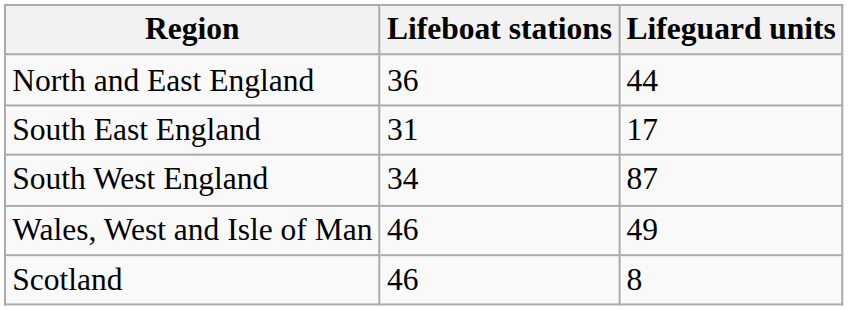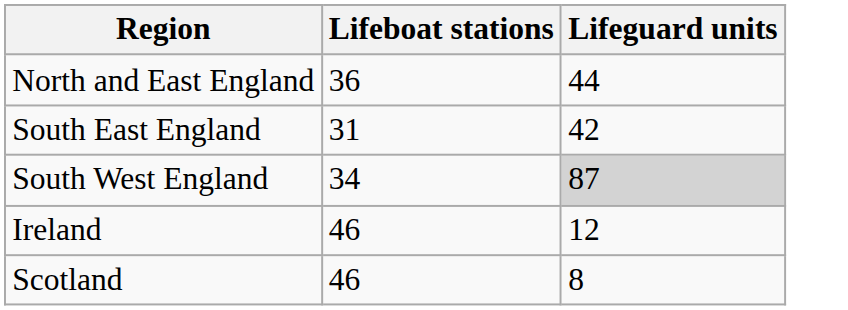(642, 129) 17 -> (584, 129) 42
(642, 179) no background -> (584, 179) lightgrey background
- row: (192, 229)
+ row: (57, 229)
